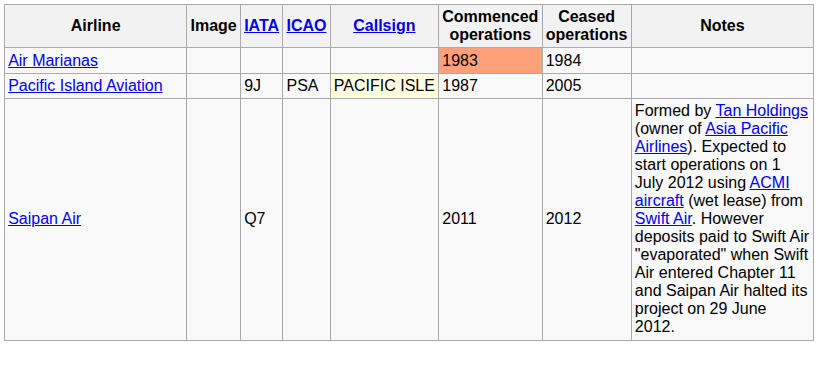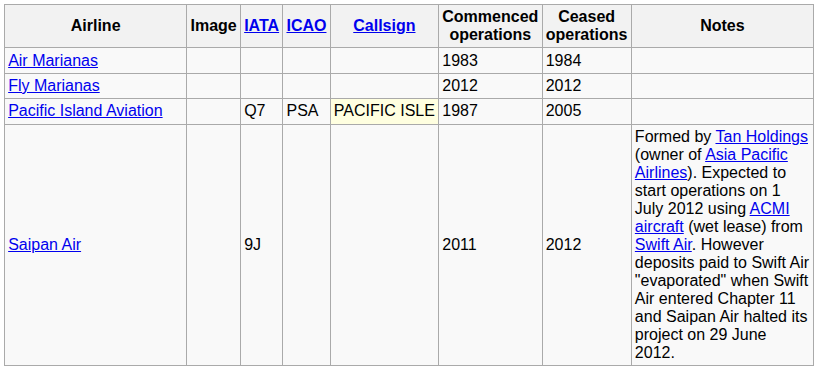(460, 60) lightsalmon background -> (460, 60) no background
+ row: (54, 85)
(253, 85) 9J -> (255, 111) Q7
(255, 219) Q7 -> (253, 244) 9J
